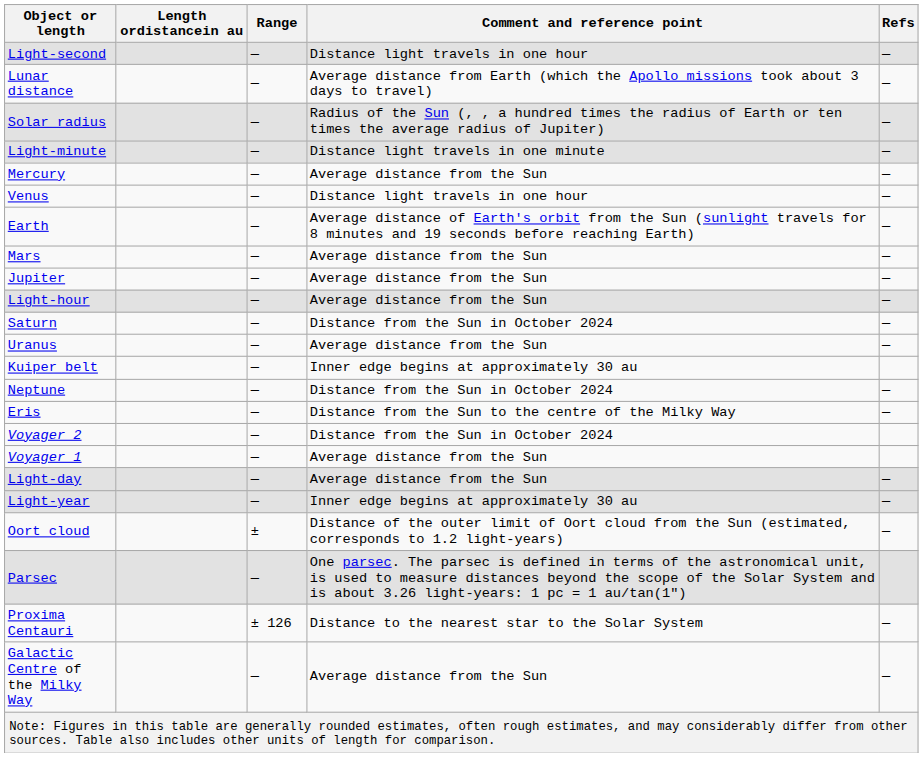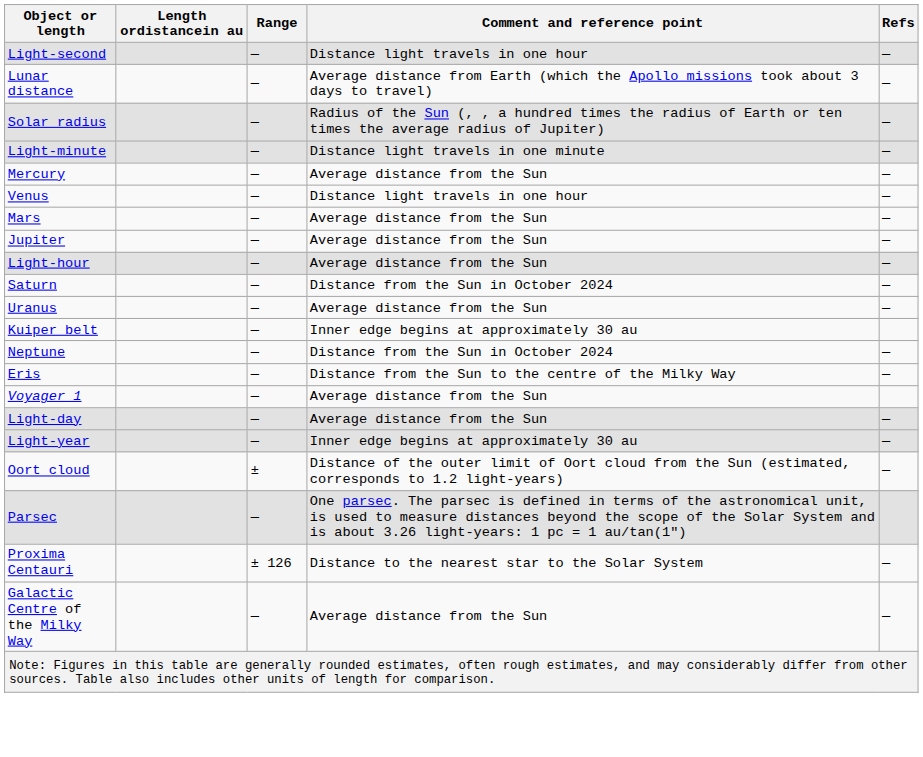- row: (28, 227)
- row: (45, 435)
